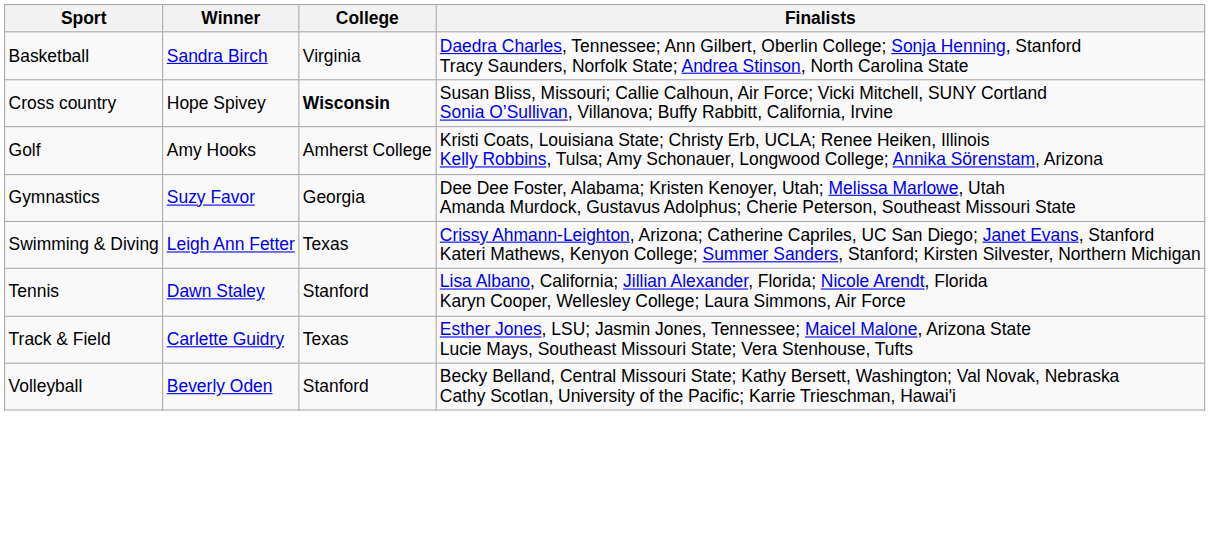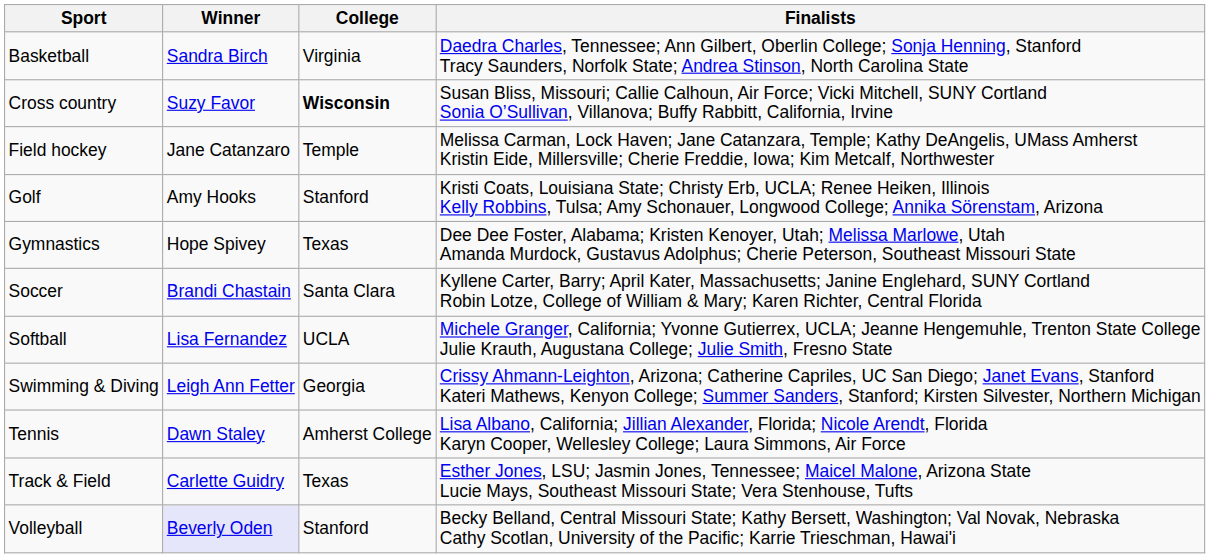(216, 103) Hope Spivey -> (211, 103) Suzy Favor
+ row: (58, 150)
(367, 150) Amherst College -> (336, 197) Stanford
(211, 197) Suzy Favor -> (216, 244) Hope Spivey
(334, 197) Georgia -> (326, 244) Texas
+ row: (36, 292)
+ row: (38, 339)
(326, 244) Texas -> (334, 386) Georgia
(336, 292) Stanford -> (367, 434) Amherst College
(220, 386) no background -> (220, 528) lavender background
